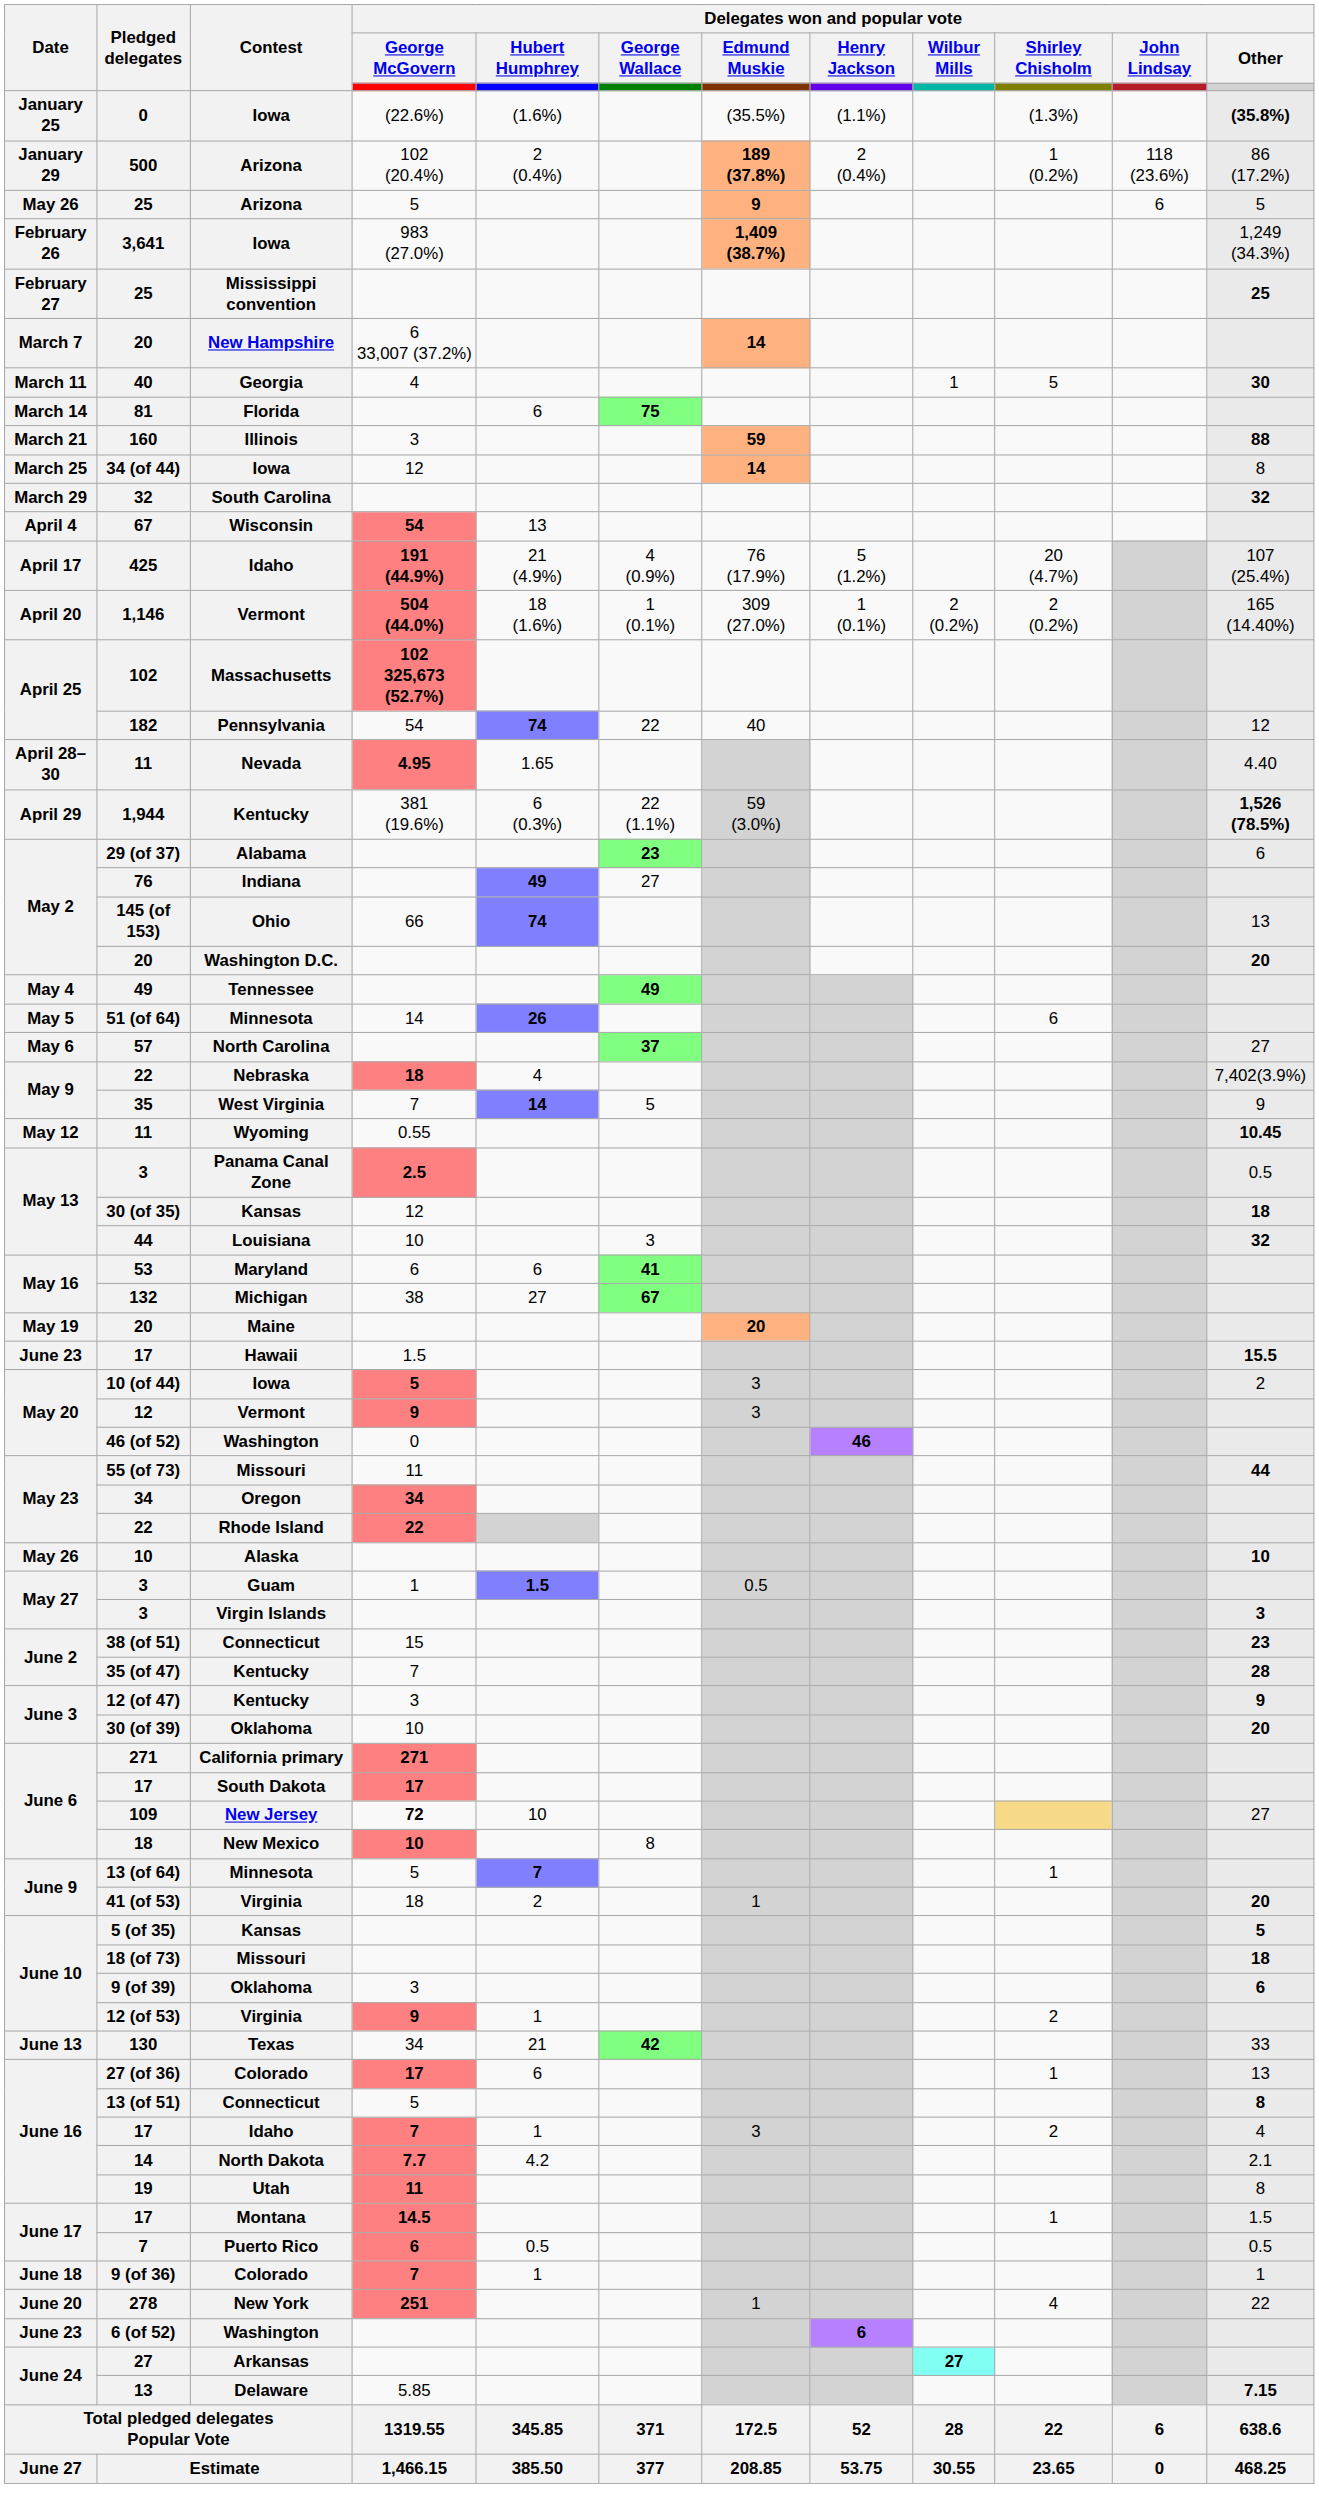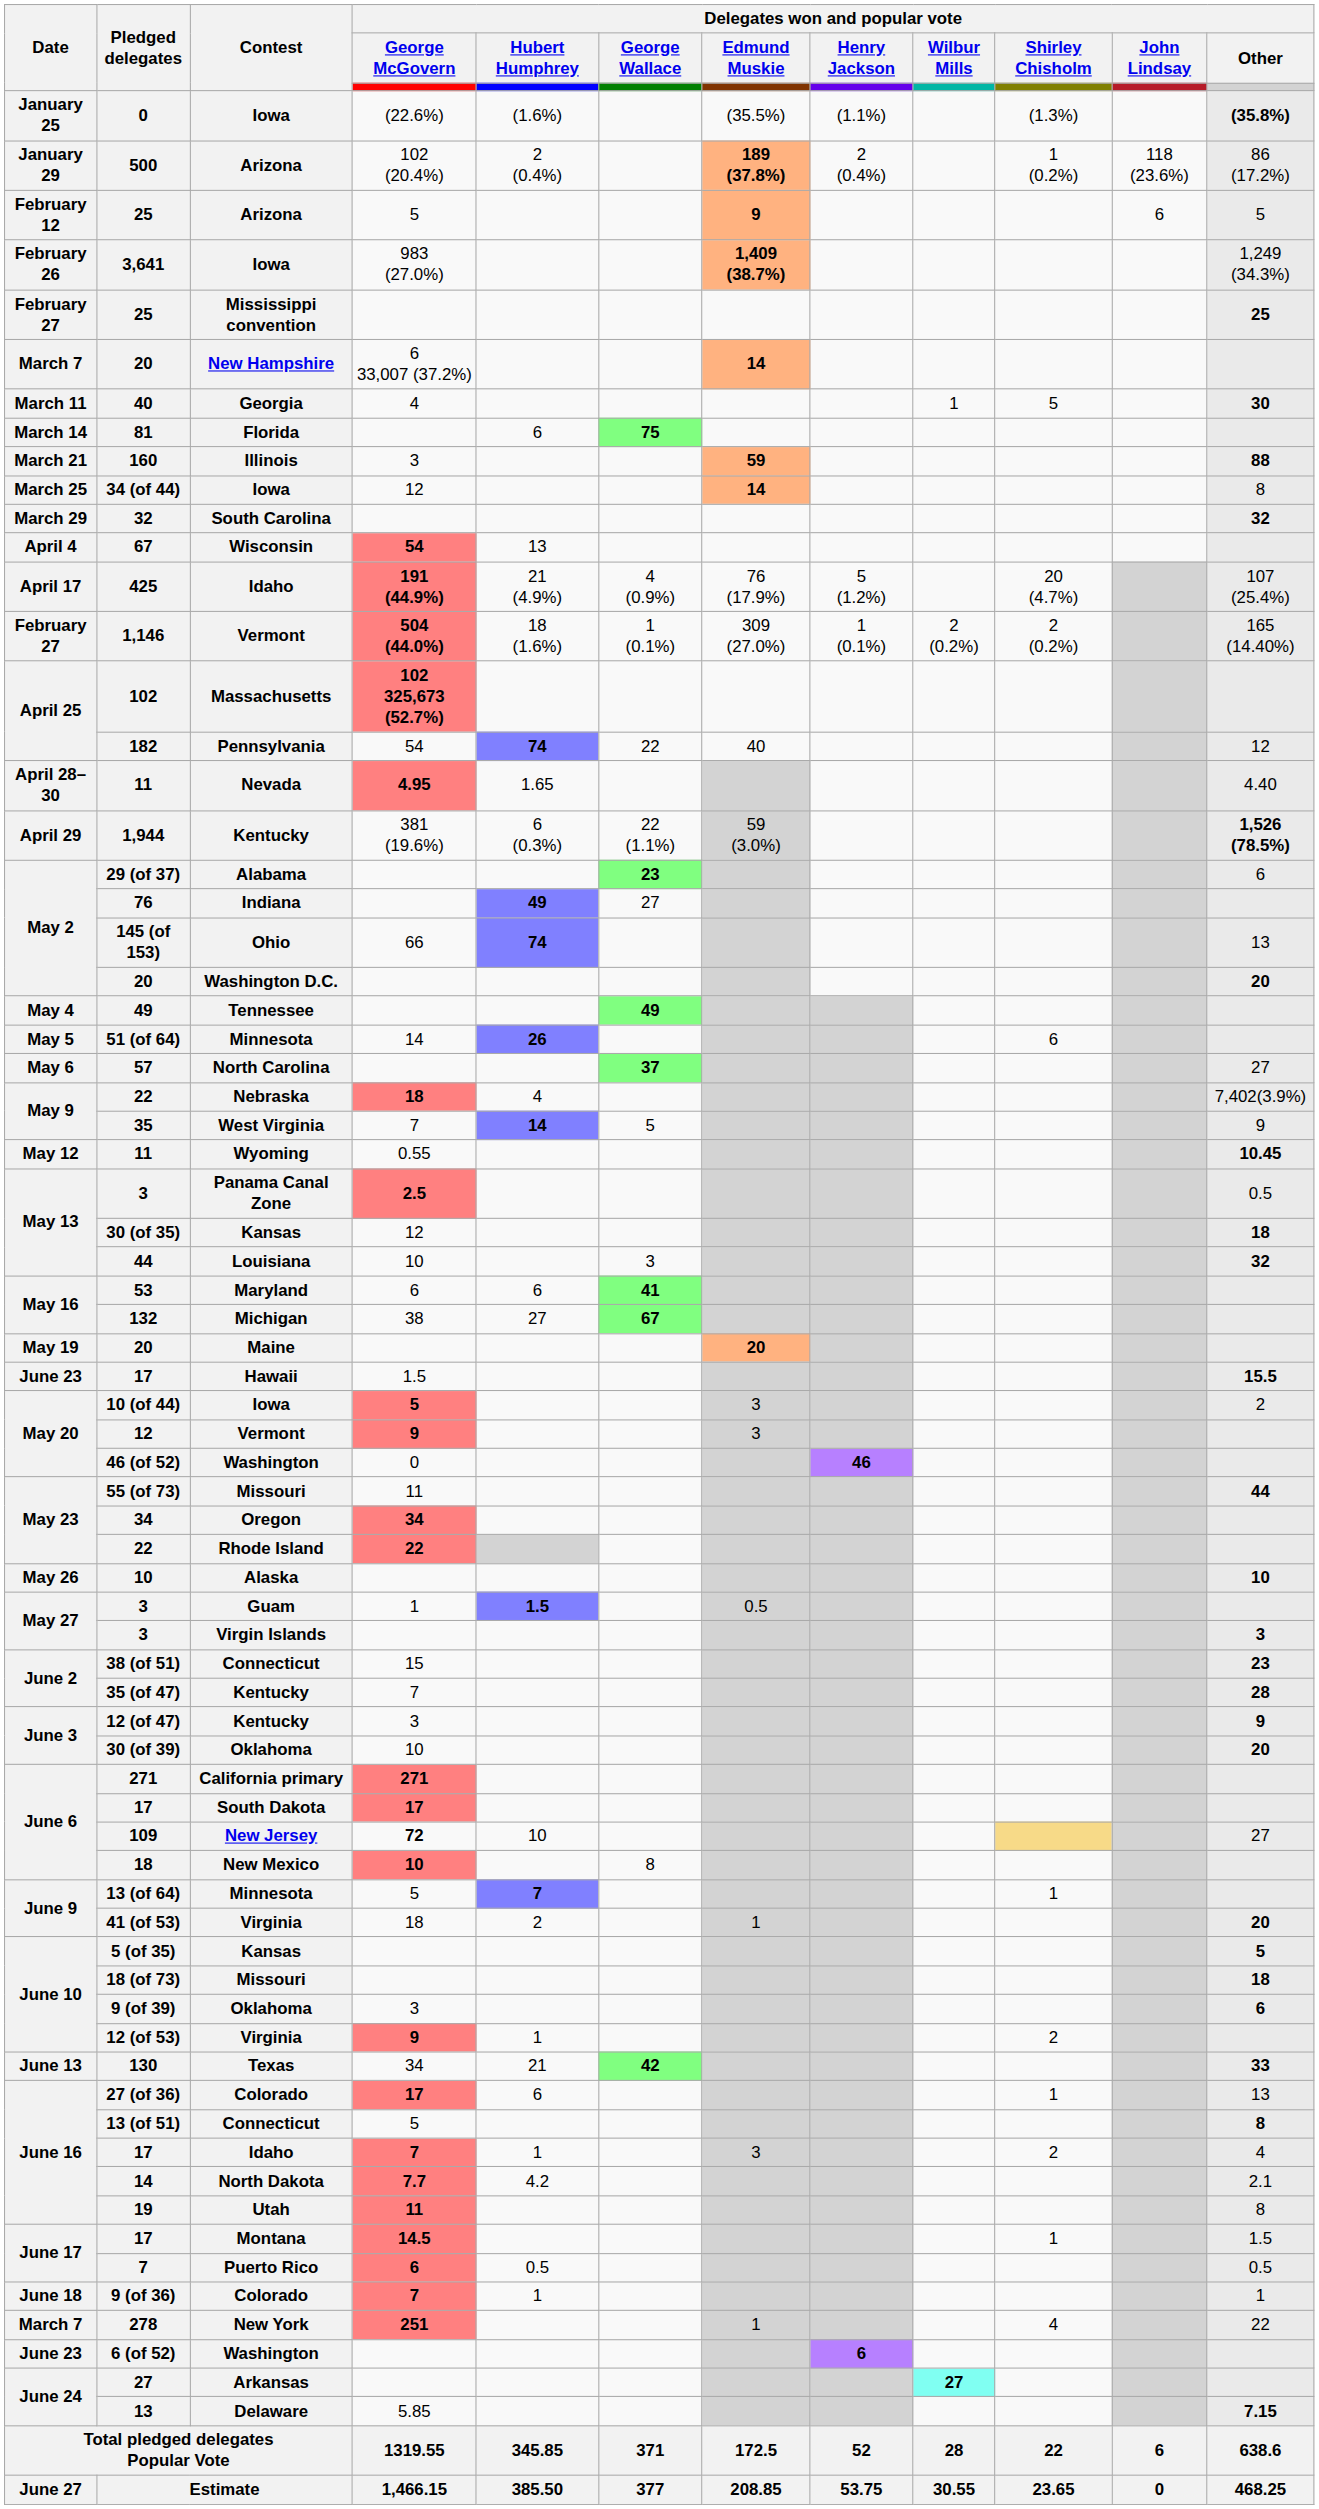(51, 204) May 26 -> (51, 215) February 12
(51, 615) April 20 -> (51, 636) February 27
(1260, 2045) normal -> (1260, 2066) bold
(51, 2303) June 20 -> (51, 2324) March 7
